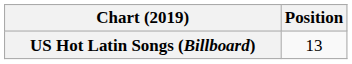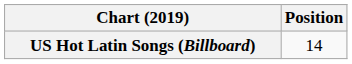(314, 44) 13 -> (314, 44) 14
